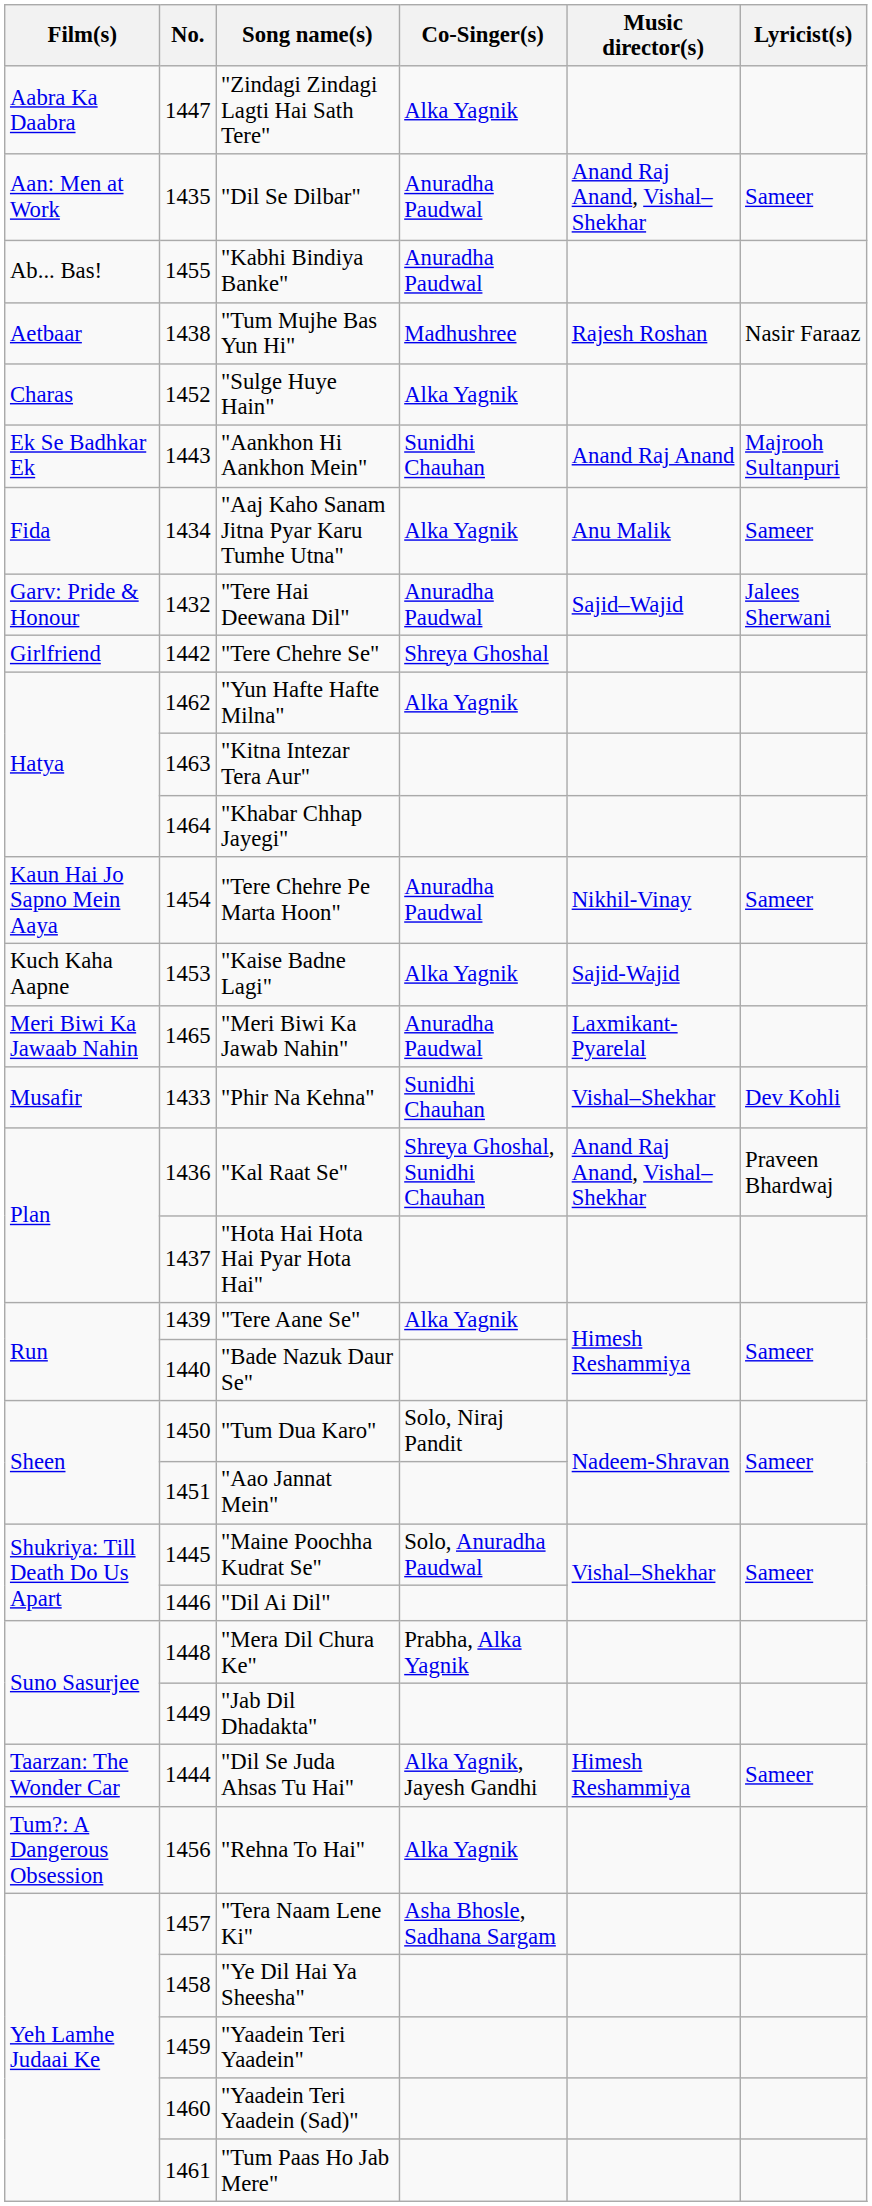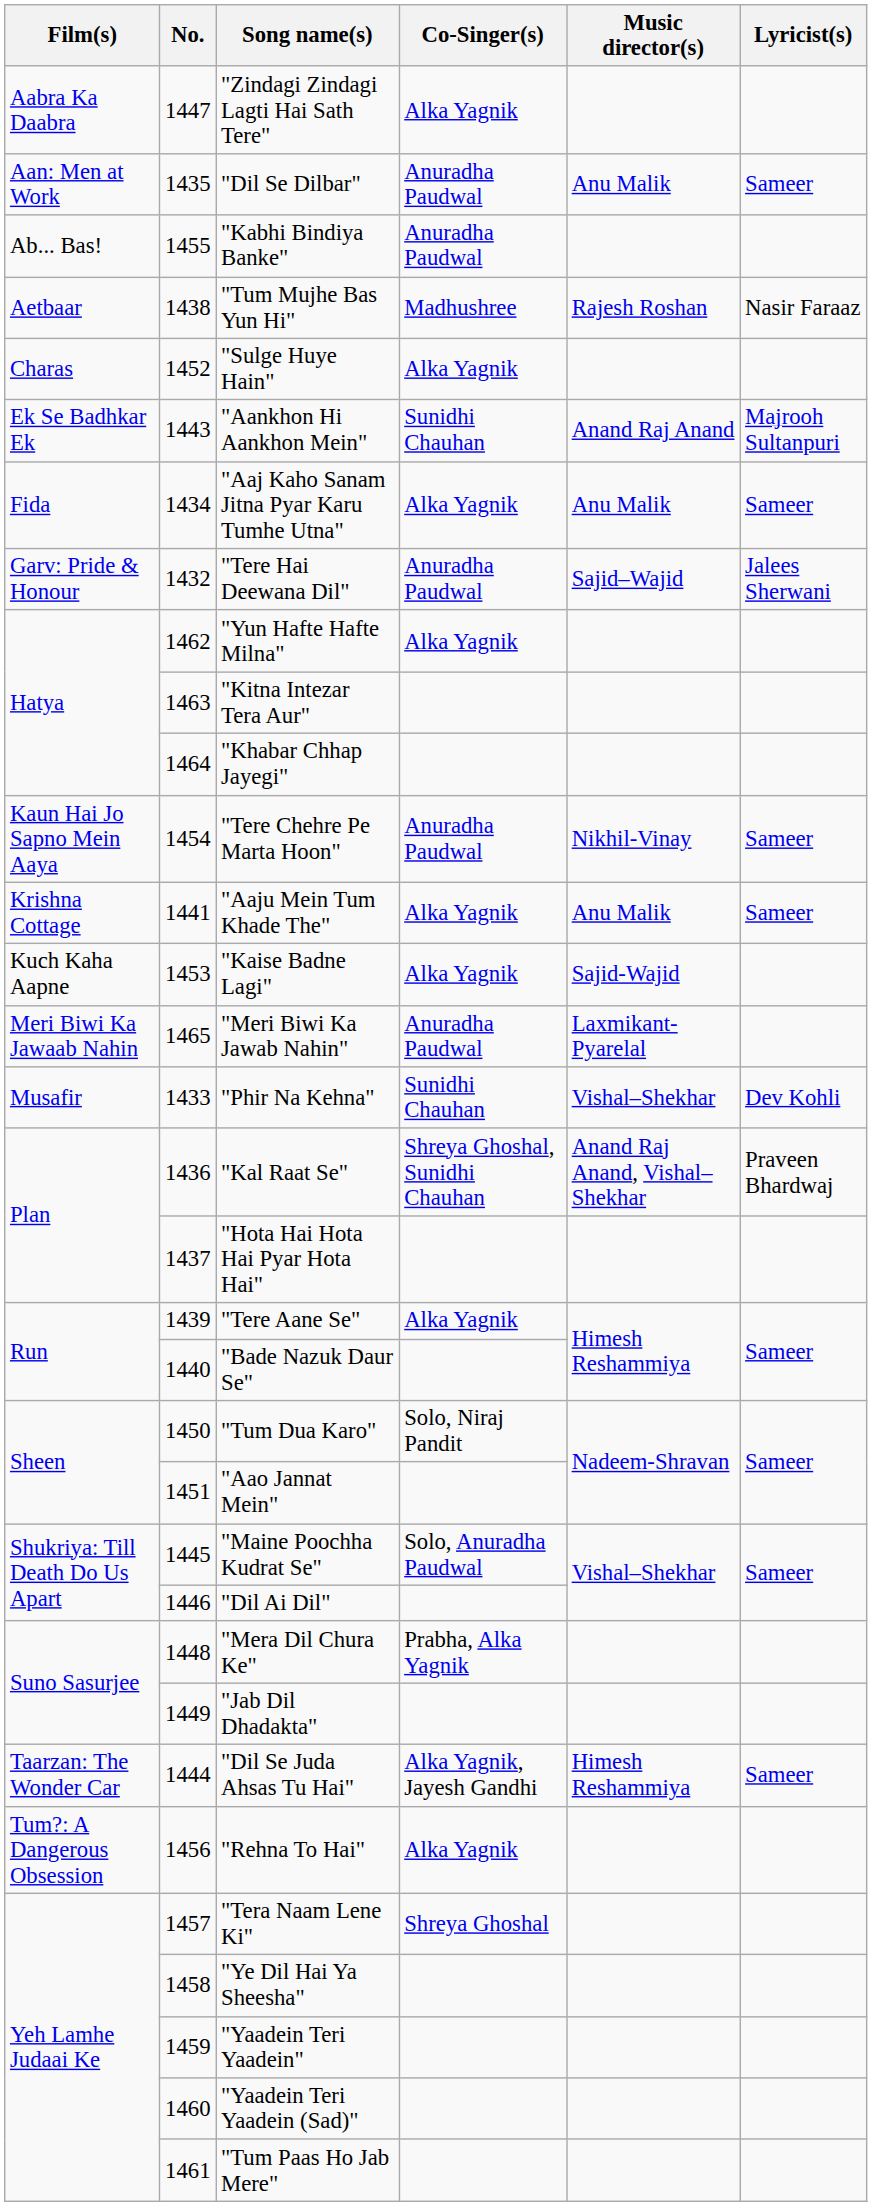(642, 196) Anand Raj Anand, Vishal–Shekhar -> (621, 184) Anu Malik
- row: (300, 653)
+ row: (298, 912)
(480, 1923) Asha Bhosle, Sadhana Sargam -> (476, 1923) Shreya Ghoshal
